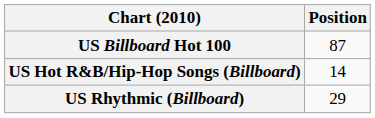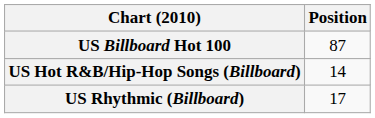(338, 98) 29 -> (338, 98) 17
